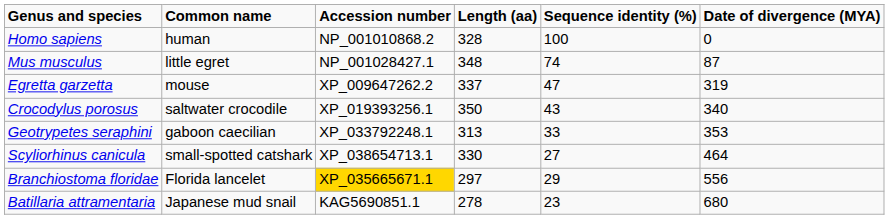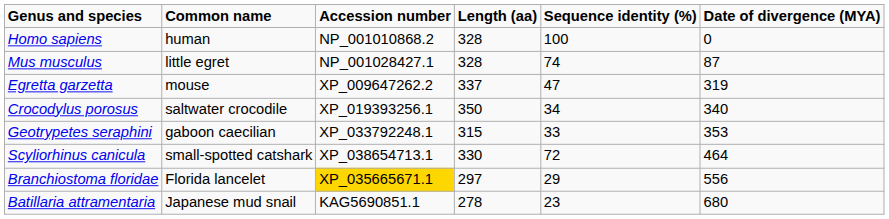(470, 62) 348 -> (470, 62) 328
(552, 109) 43 -> (552, 109) 34
(470, 132) 313 -> (470, 132) 315
(552, 156) 27 -> (552, 156) 72
